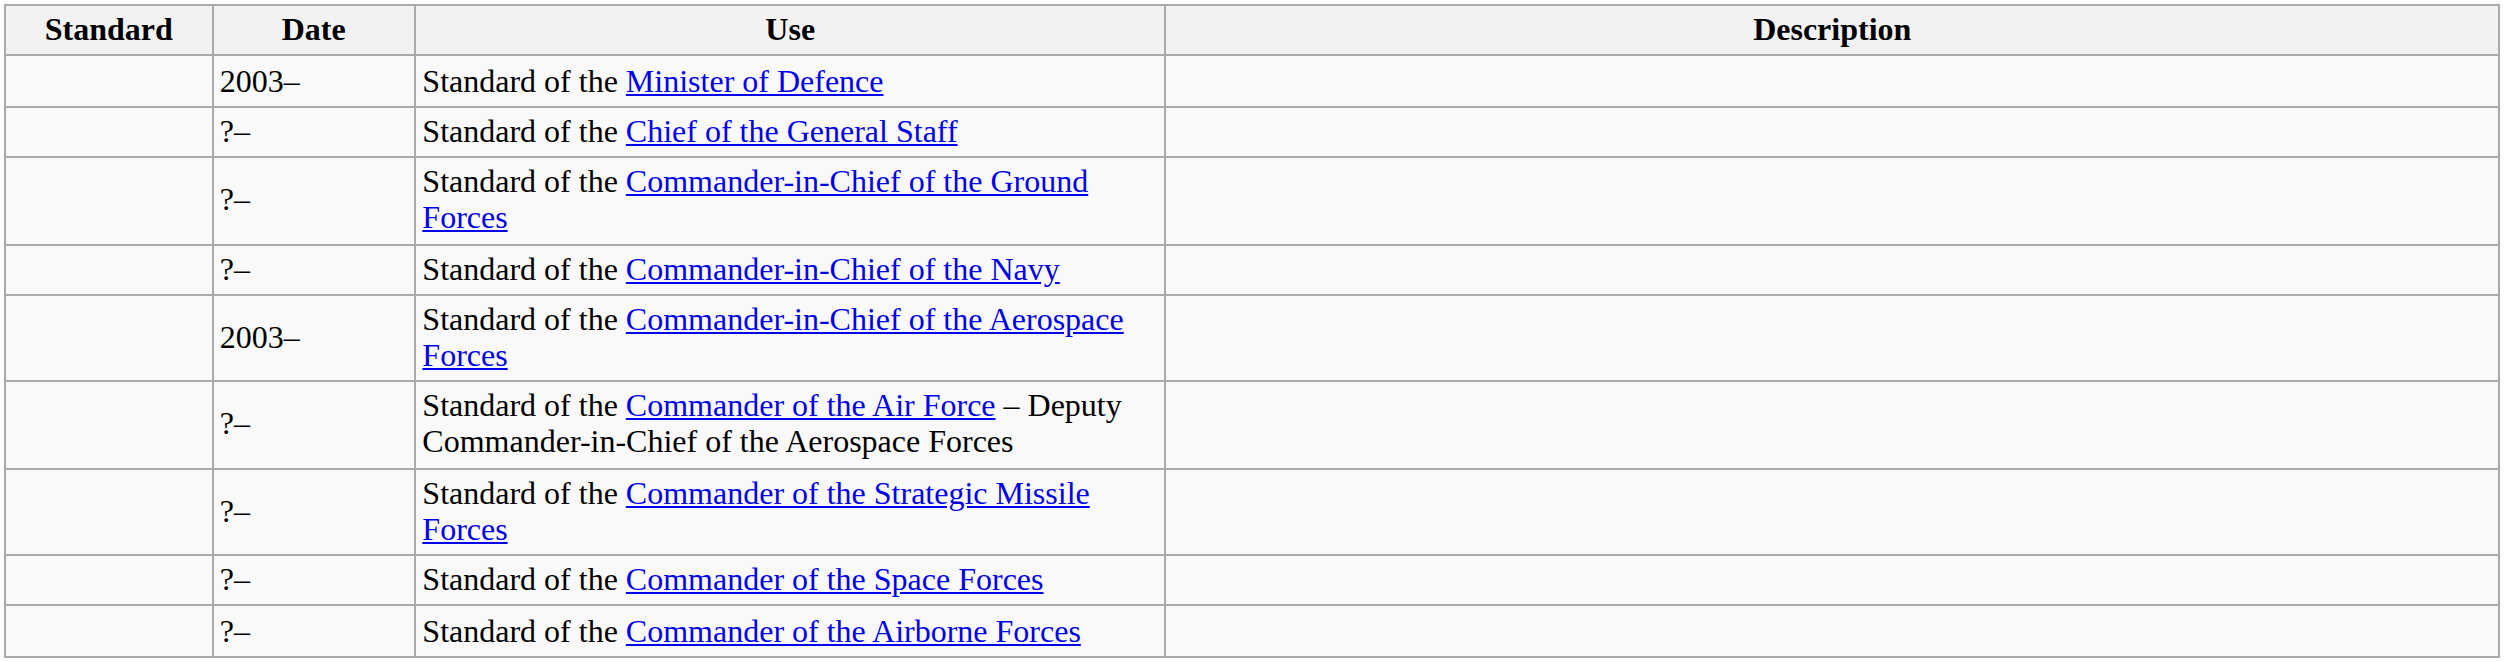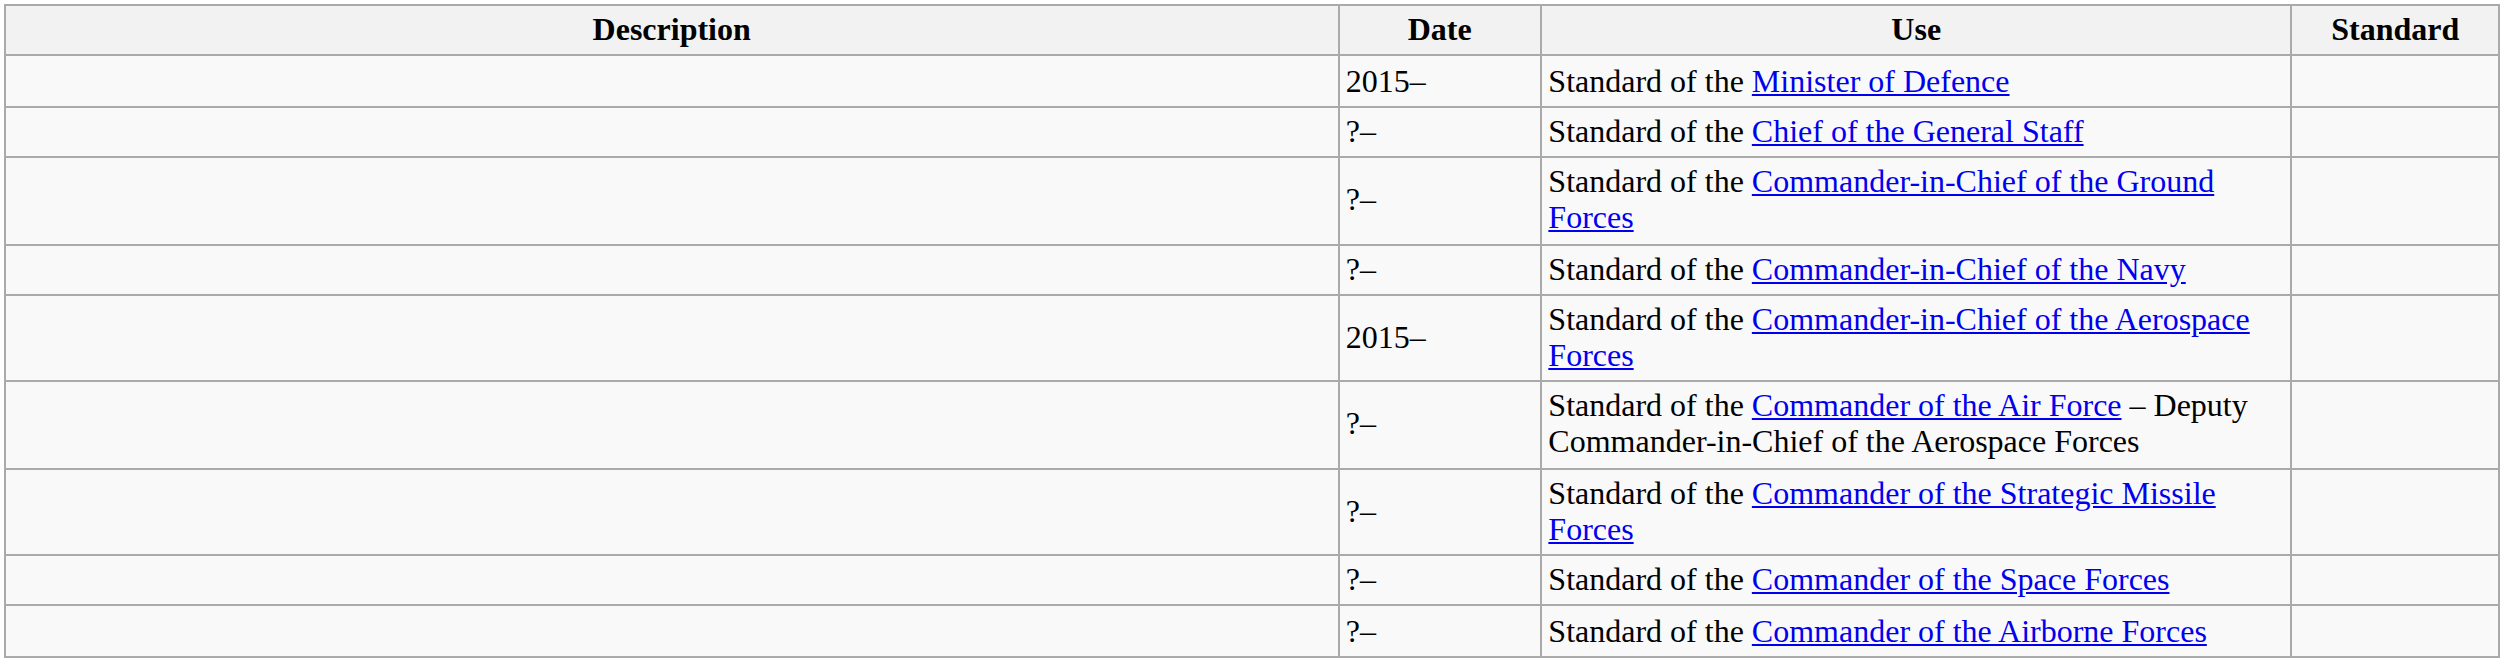columns swapped: (109, 29) <-> (1832, 29)
(260, 80) 2003– -> (1386, 80) 2015–
(260, 337) 2003– -> (1386, 337) 2015–
